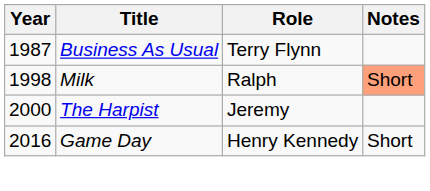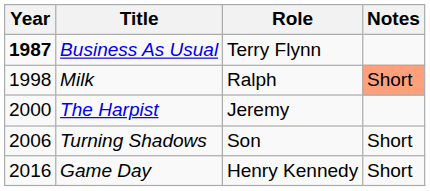(30, 49) normal -> (30, 49) bold
+ row: (133, 140)
